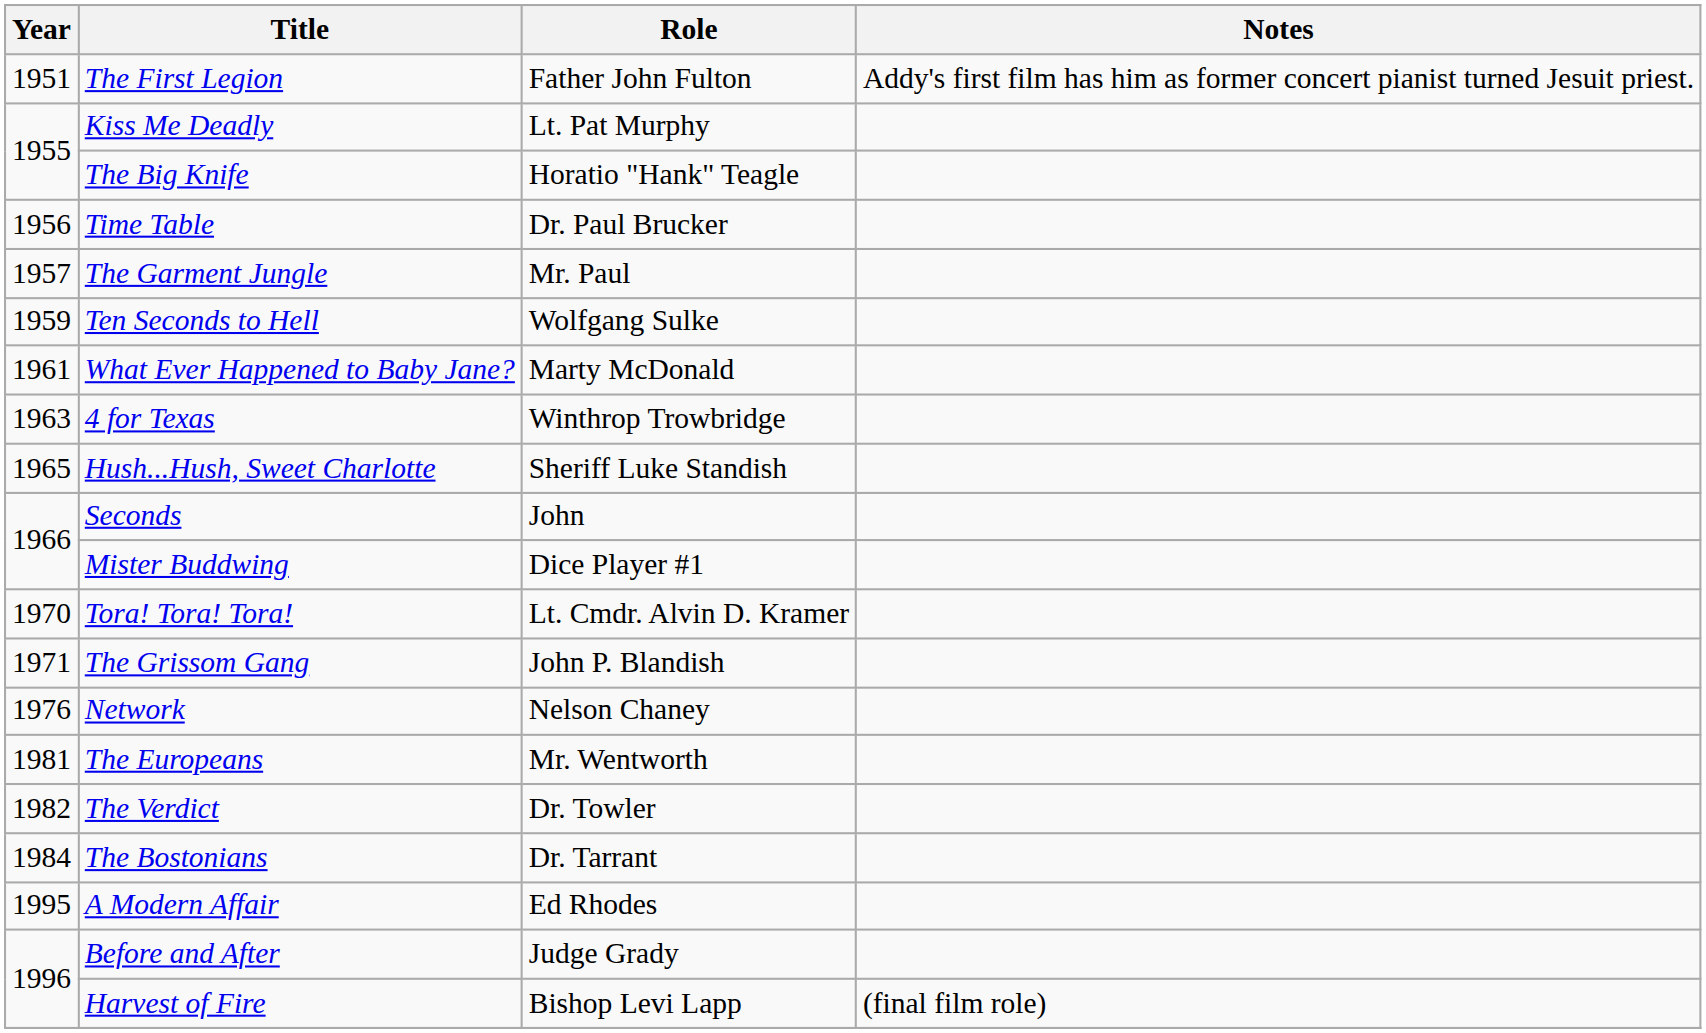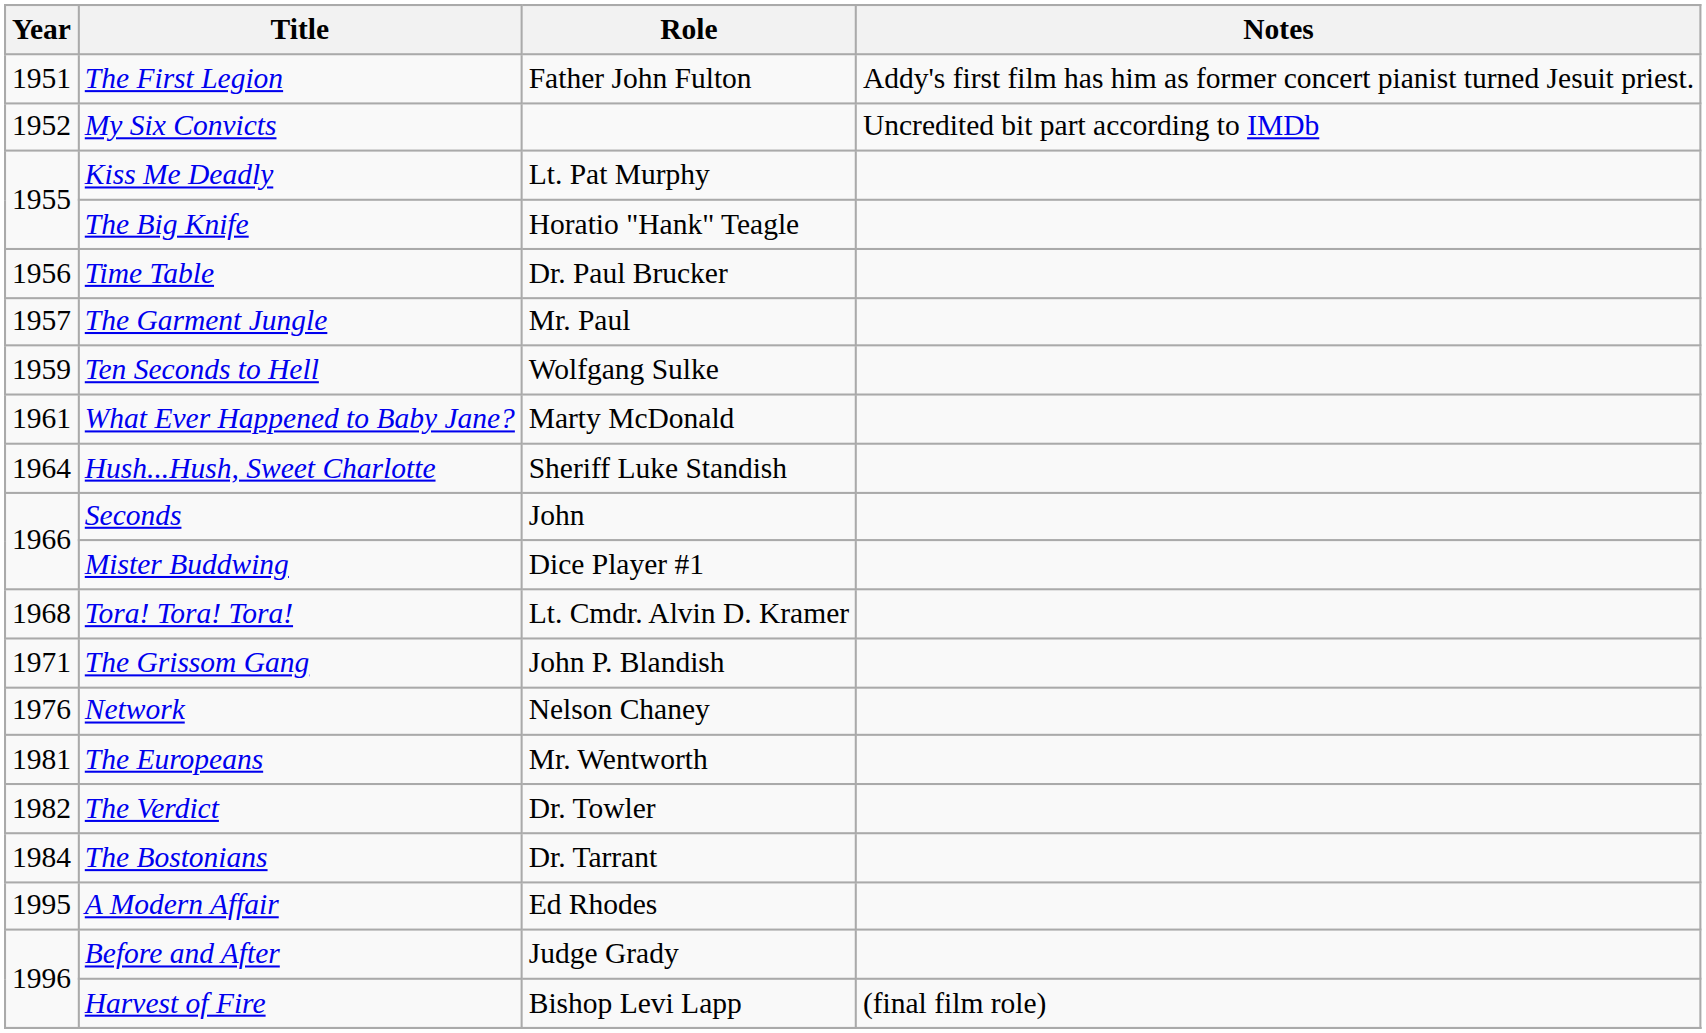+ row: (181, 126)
- row: (150, 418)
(41, 467) 1965 -> (41, 467) 1964
(41, 613) 1970 -> (41, 613) 1968
